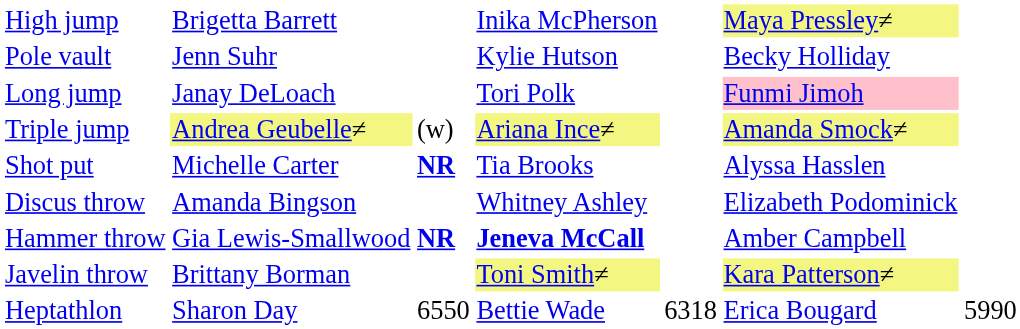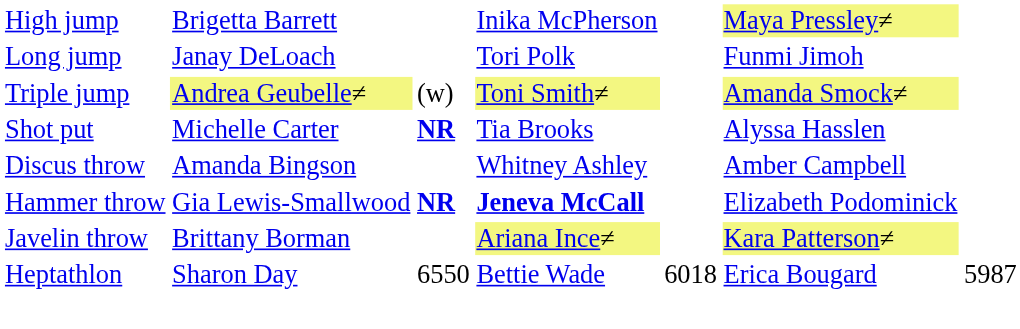- row: (58, 56)
(794, 93) pink background -> (794, 56) no background
(546, 129) Ariana Ince≠ -> (543, 93) Toni Smith≠
(840, 201) Elizabeth Podominick -> (815, 165) Amber Campbell
(815, 238) Amber Campbell -> (840, 201) Elizabeth Podominick
(543, 274) Toni Smith≠ -> (546, 238) Ariana Ince≠
(691, 310) 6318 -> (691, 274) 6018
(990, 310) 5990 -> (990, 274) 5987
